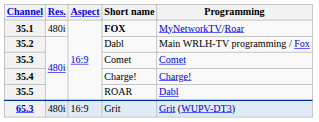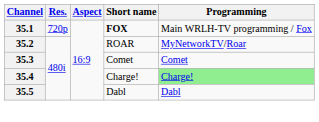(57, 28) 480i -> (58, 28) 720p
(202, 28) MyNetworkTV/Roar -> (236, 28) Main WRLH-TV programming / Fox
(114, 44) Dabl -> (120, 44) ROAR
(234, 44) Main WRLH-TV programming / Fox -> (204, 44) MyNetworkTV/Roar
(175, 76) no background -> (177, 76) lightgreen background
(118, 92) ROAR -> (116, 92) Dabl
- row: (25, 109)
